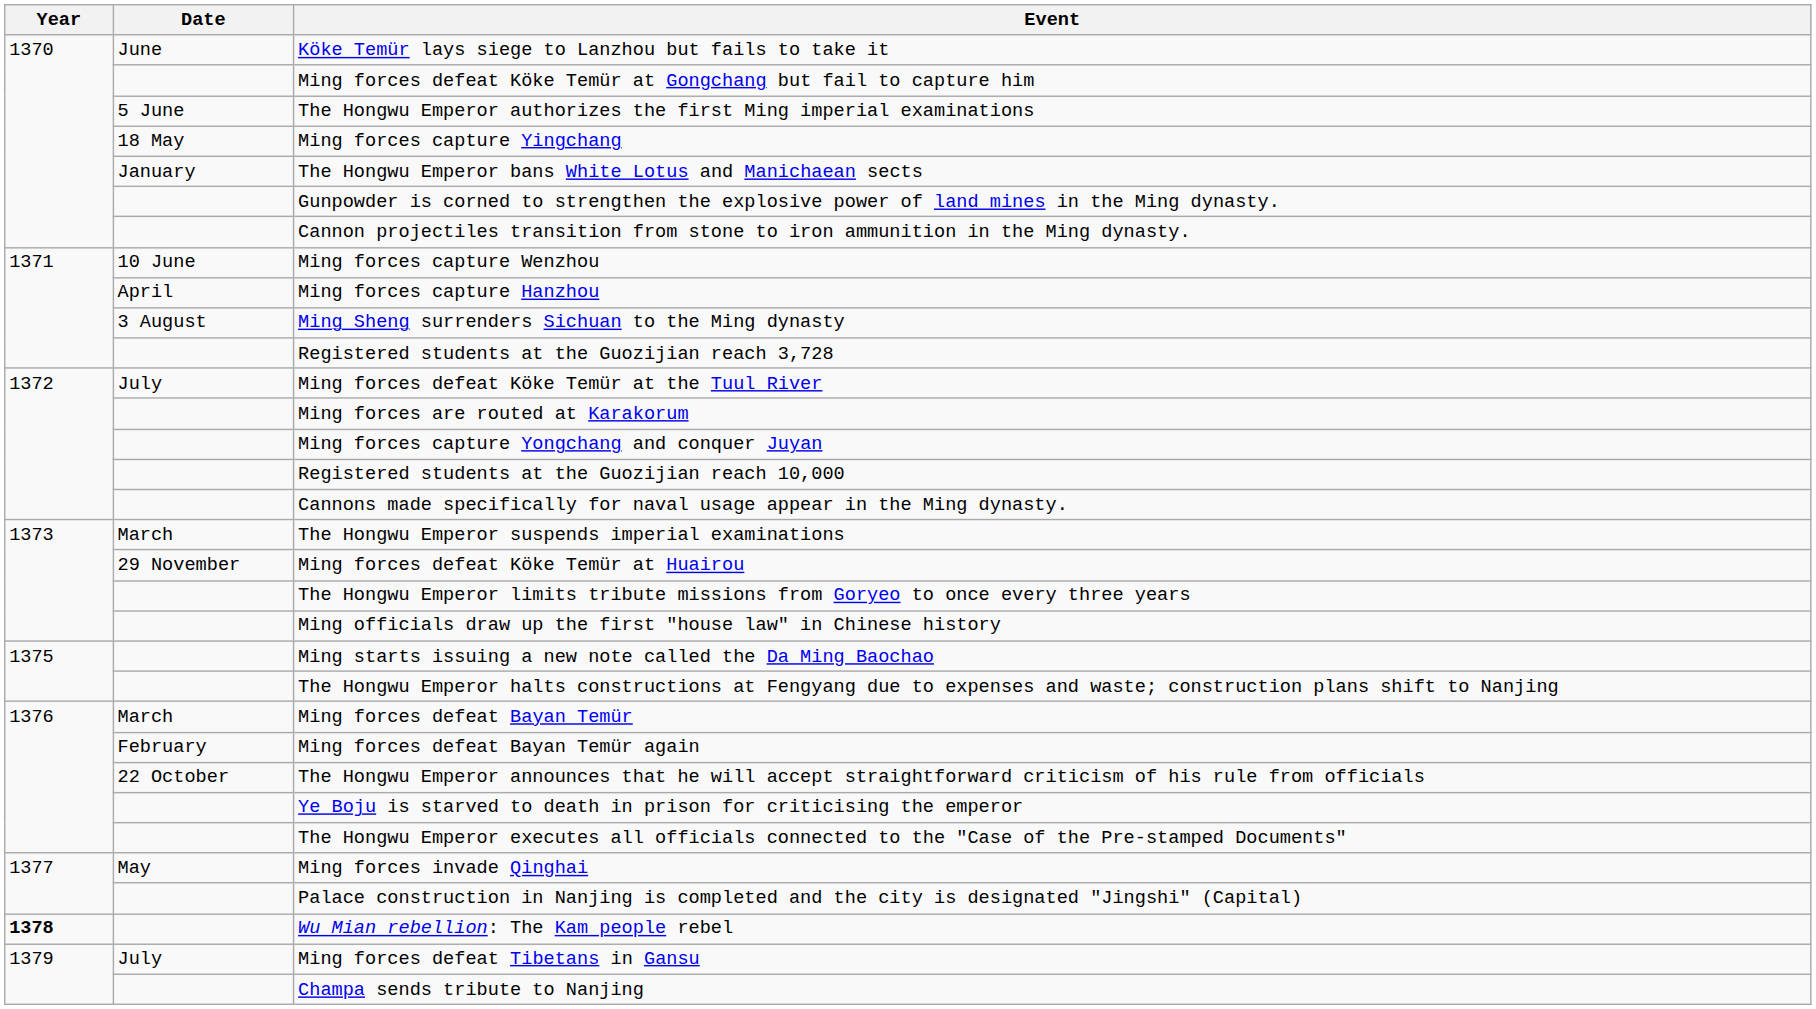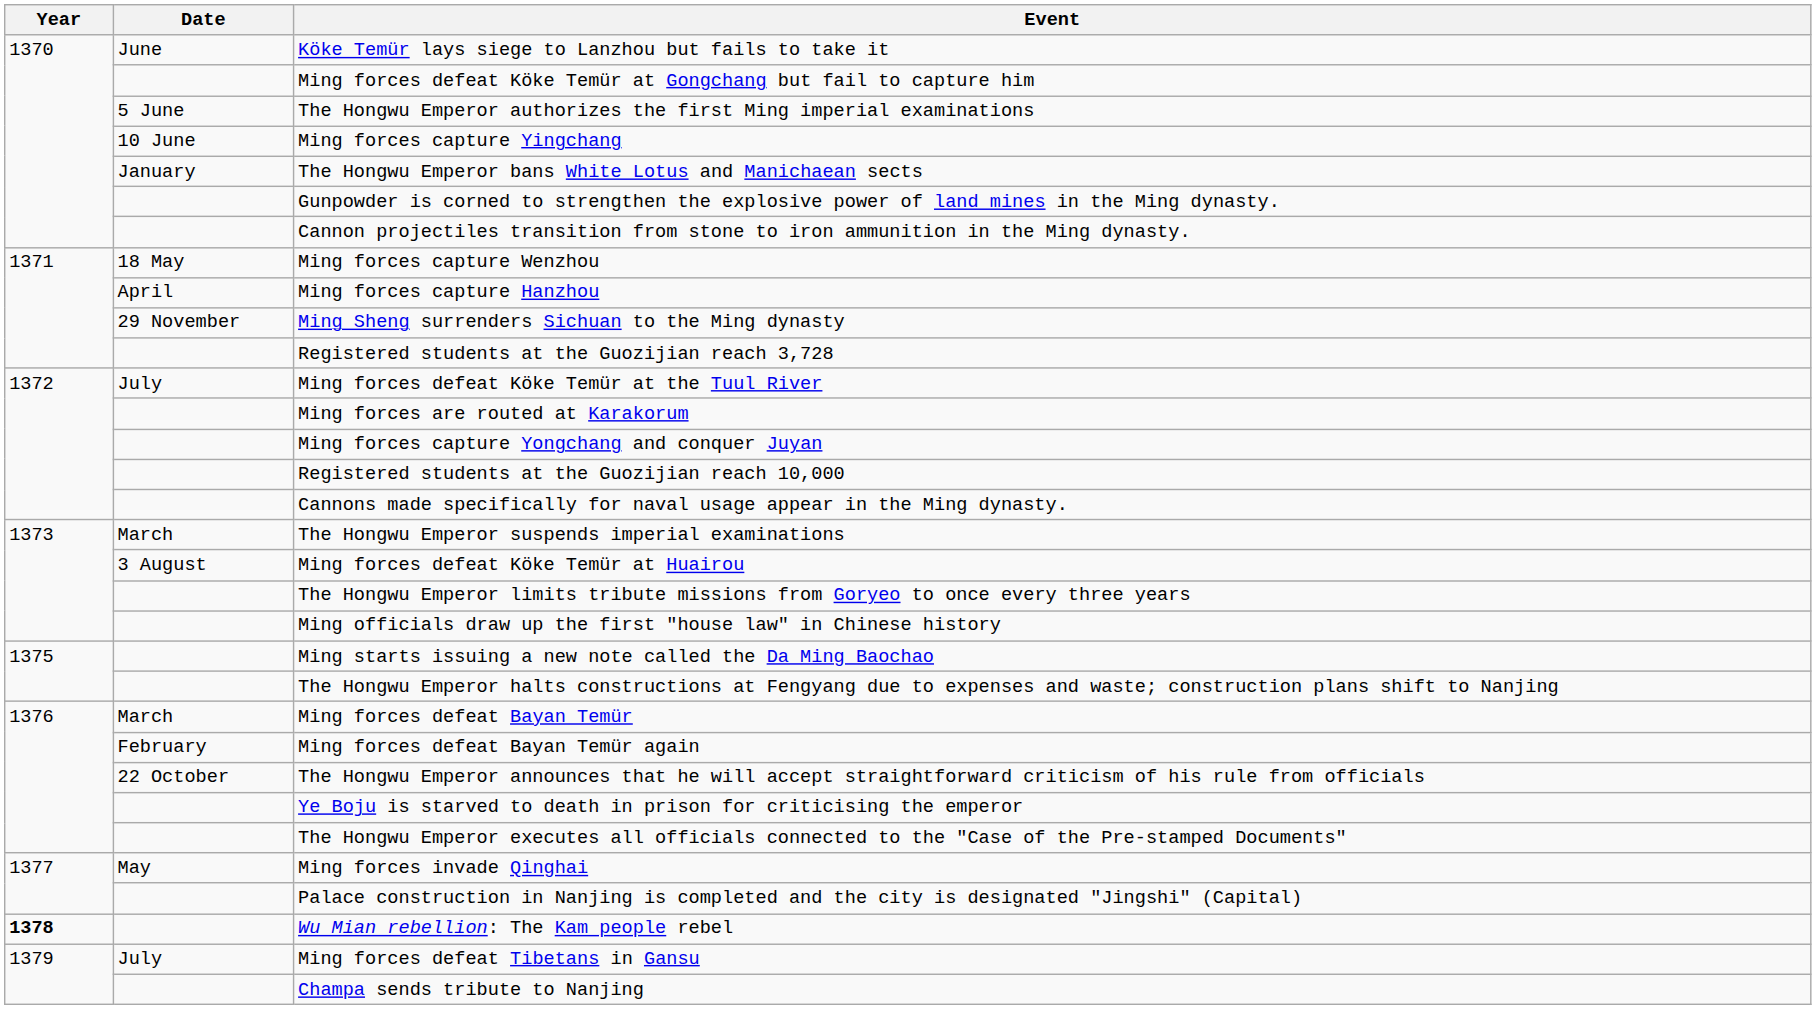(151, 141) 18 May -> (157, 141) 10 June
(157, 262) 10 June -> (151, 262) 18 May
(162, 323) 3 August -> (179, 323) 29 November
(179, 565) 29 November -> (162, 565) 3 August
